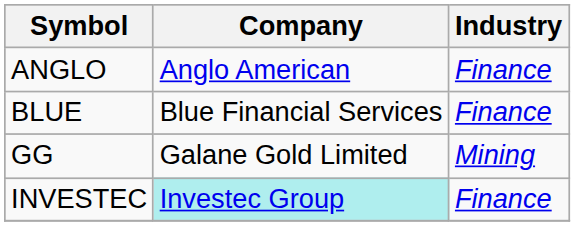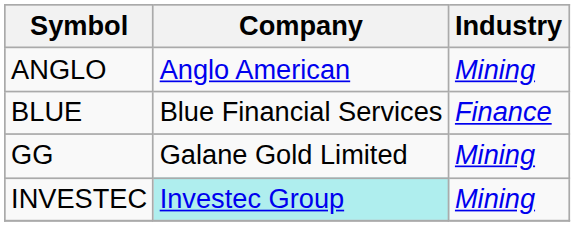(503, 69) Finance -> (495, 69) Mining
(503, 198) Finance -> (495, 198) Mining
